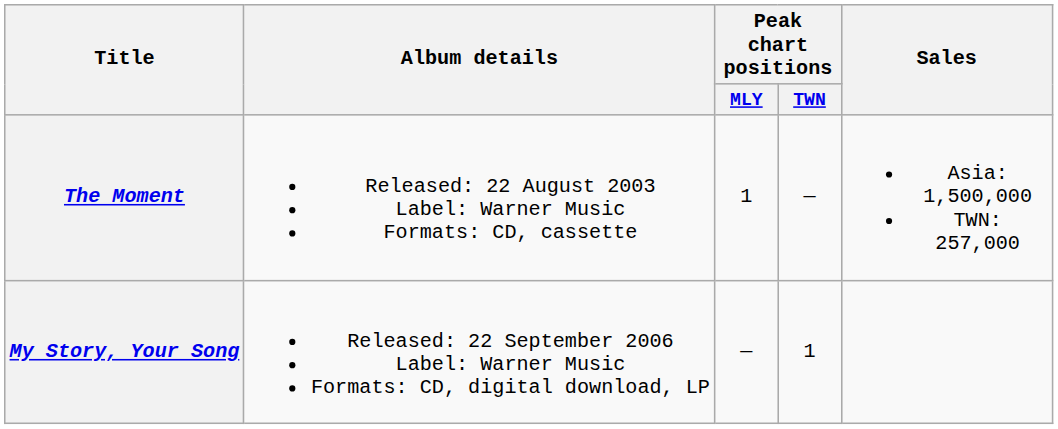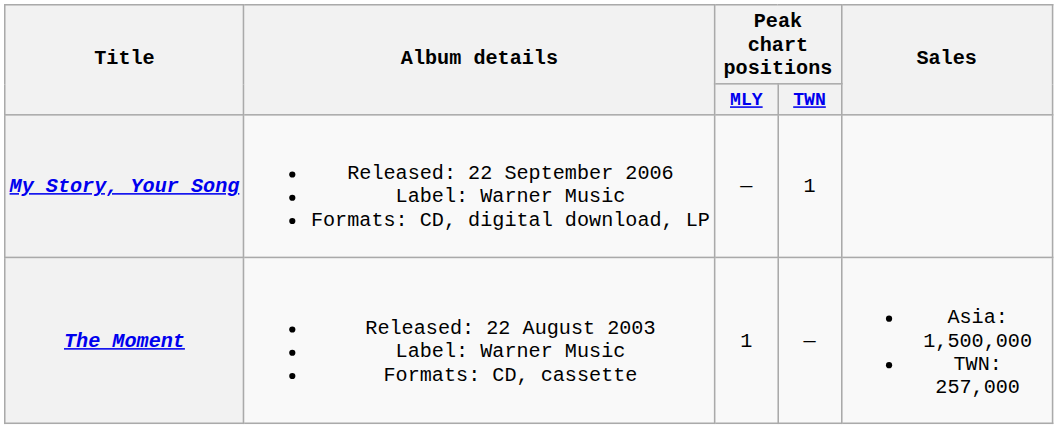rows swapped: (124, 198) <-> (124, 352)
